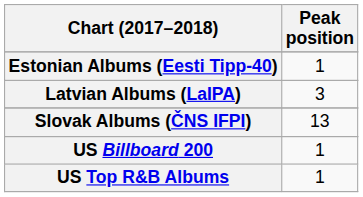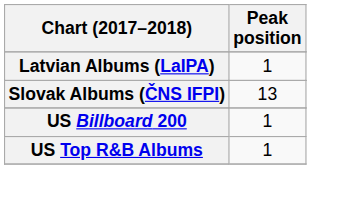- row: (143, 66)
(320, 94) 3 -> (267, 66) 1
